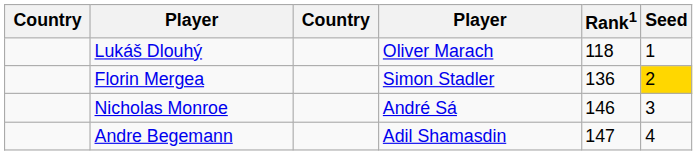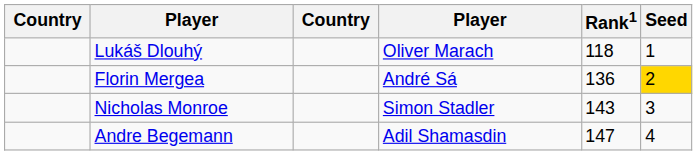(439, 79) Simon Stadler -> (420, 79) André Sá
(420, 107) André Sá -> (439, 107) Simon Stadler
(600, 107) 146 -> (600, 107) 143
